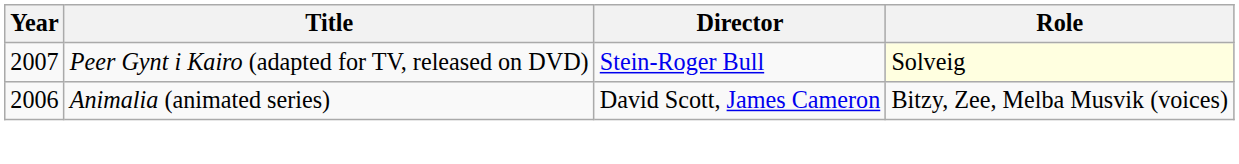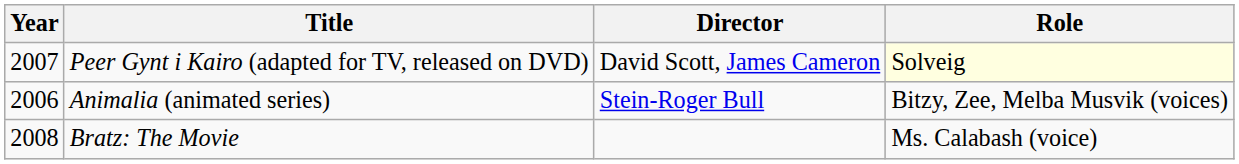(682, 61) Stein-Roger Bull -> (740, 61) David Scott, James Cameron
(740, 100) David Scott, James Cameron -> (682, 100) Stein-Roger Bull
+ row: (154, 138)
